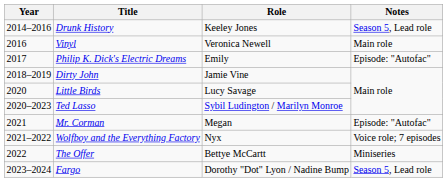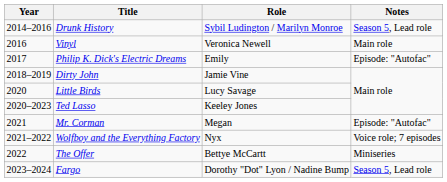(231, 28) Keeley Jones -> (274, 28) Sybil Ludington / Marilyn Monroe
(274, 106) Sybil Ludington / Marilyn Monroe -> (231, 106) Keeley Jones
